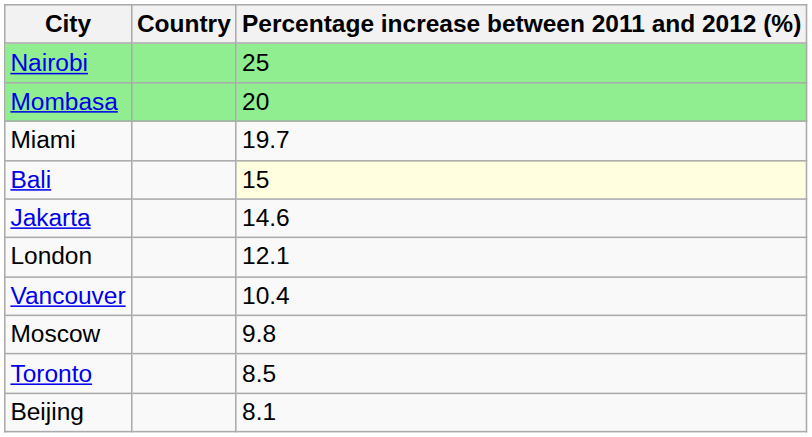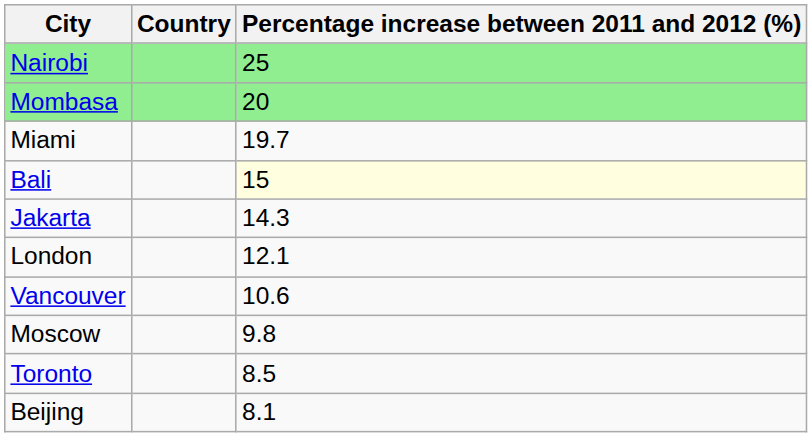(266, 218) 14.6 -> (266, 218) 14.3
(266, 295) 10.4 -> (266, 295) 10.6
